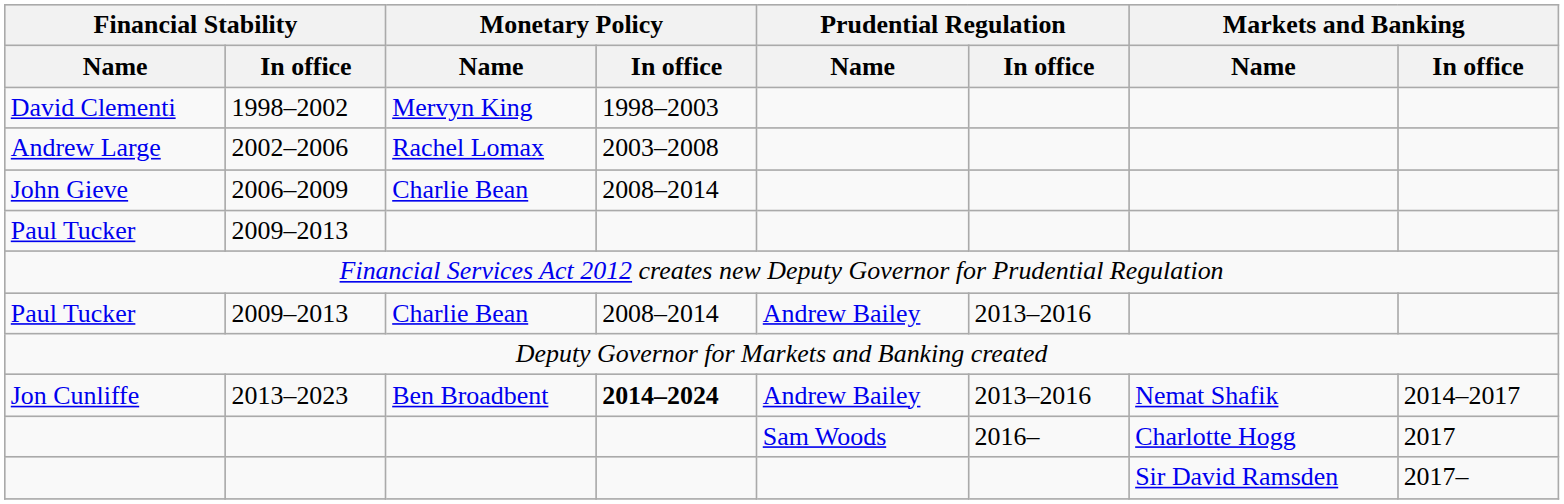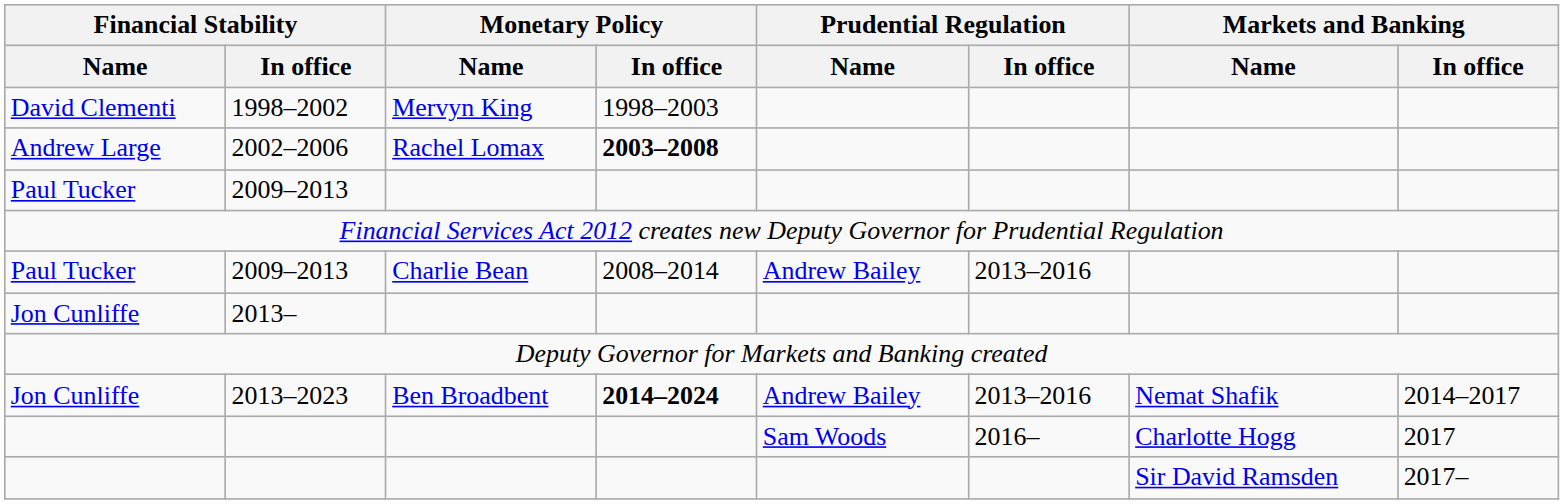(661, 148) normal -> (661, 148) bold
- row: (290, 189)
+ row: (264, 312)
